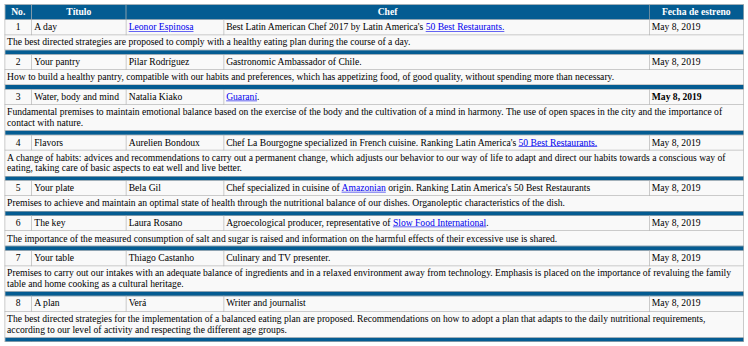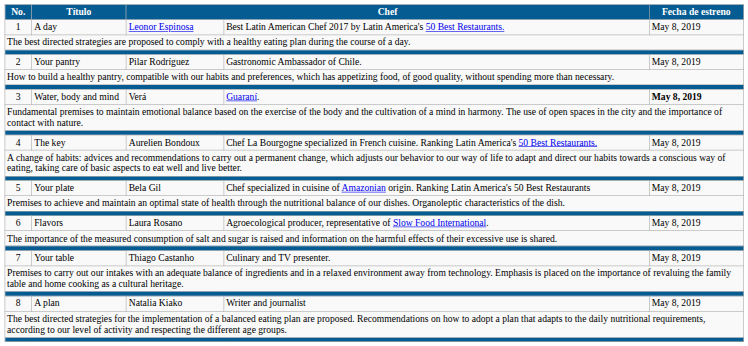(155, 97) Natalia Kiako -> (137, 97) Verá
(49, 142) Flavors -> (50, 142) The key
(50, 223) The key -> (49, 223) Flavors
(137, 303) Verá -> (155, 303) Natalia Kiako
